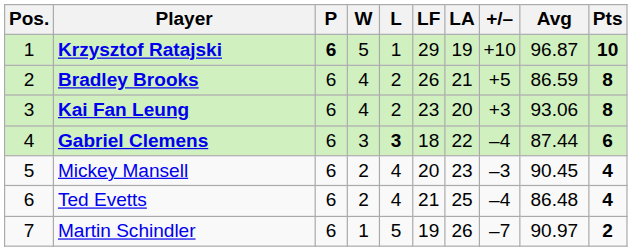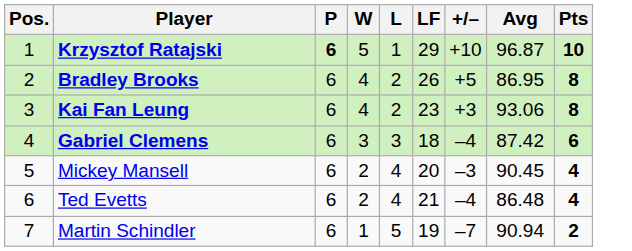- column: (462, 19)
(554, 79) 86.59 -> (520, 79) 86.95
(396, 140) bold -> (396, 140) normal
(554, 140) 87.44 -> (520, 140) 87.42
(554, 230) 90.97 -> (520, 230) 90.94
